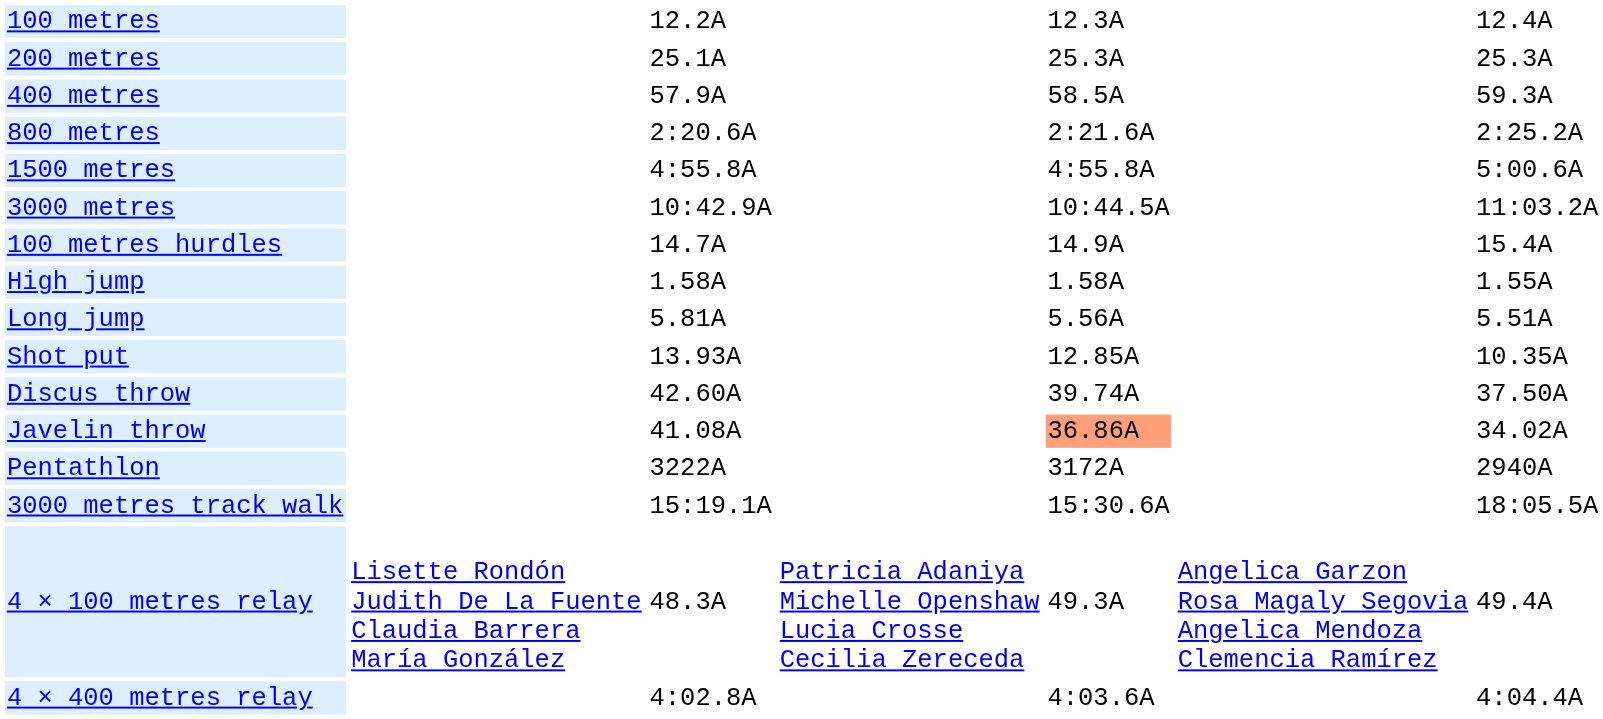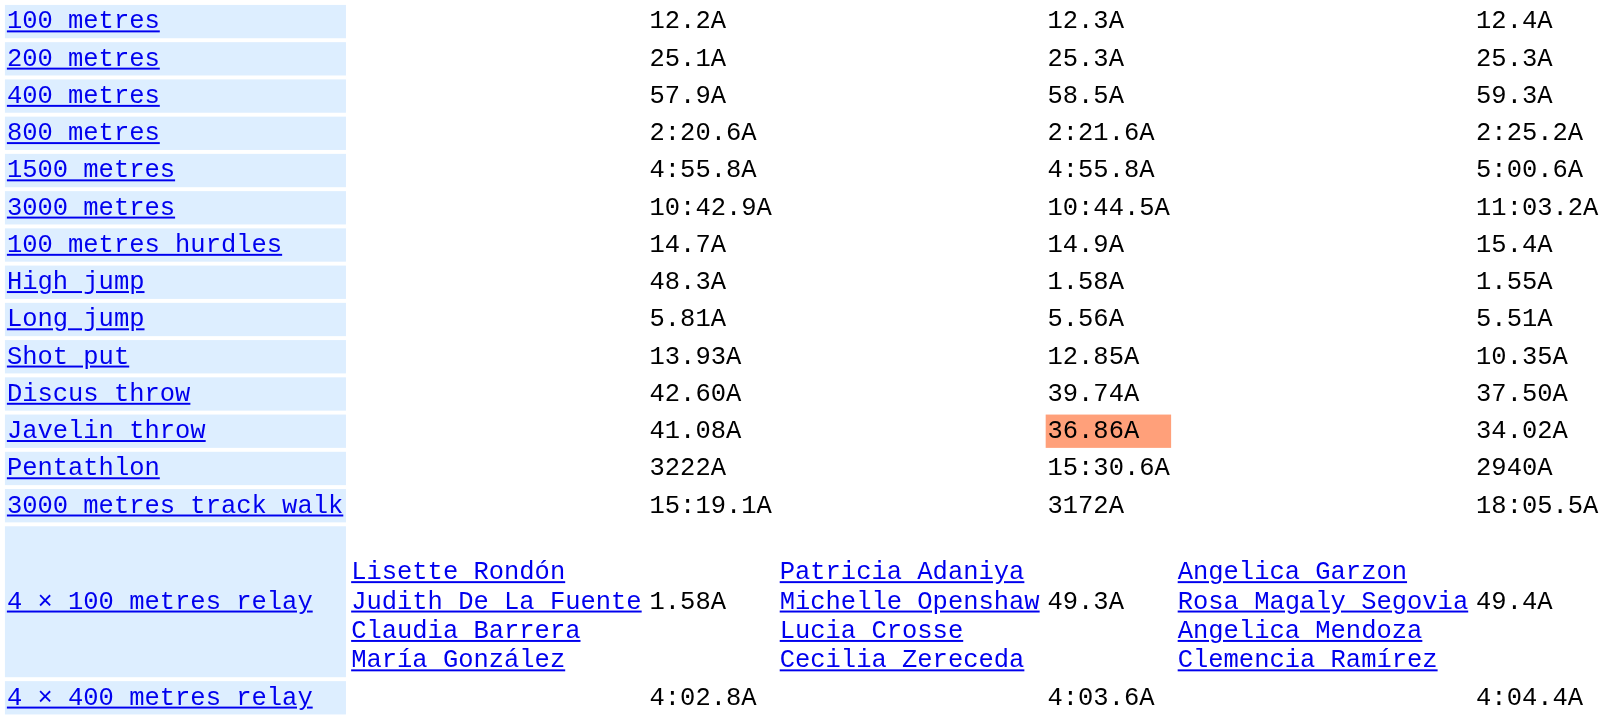(688, 282) 1.58A -> (688, 282) 48.3A
(1086, 468) 3172A -> (1109, 468) 15:30.6A
(1109, 506) 15:30.6A -> (1086, 506) 3172A
(688, 602) 48.3A -> (688, 602) 1.58A
